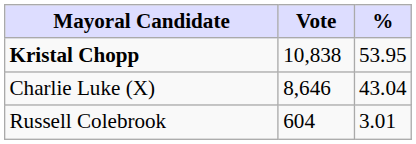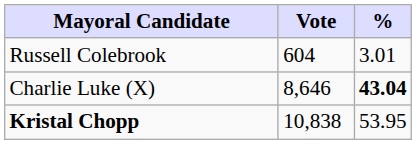rows swapped: (74, 54) <-> (88, 121)
(383, 88) normal -> (383, 88) bold
